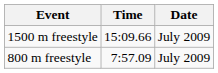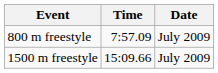rows swapped: (49, 57) <-> (53, 36)
